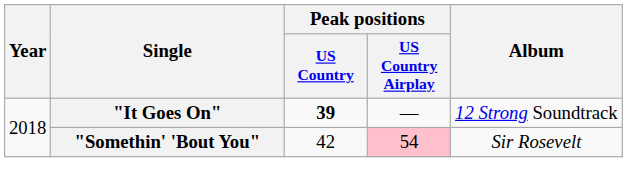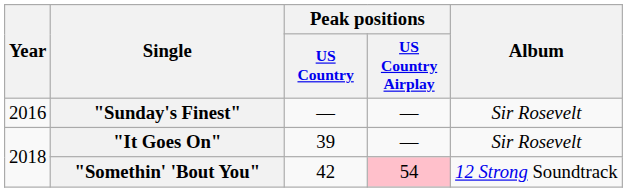+ row: (167, 112)
(326, 112) bold -> (326, 142) normal
(536, 112) 12 Strong Soundtrack -> (536, 142) Sir Rosevelt
(536, 142) Sir Rosevelt -> (536, 171) 12 Strong Soundtrack
